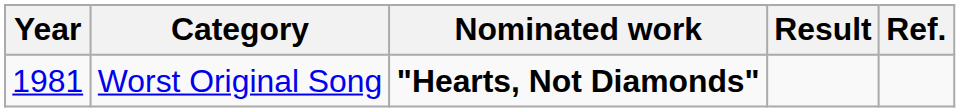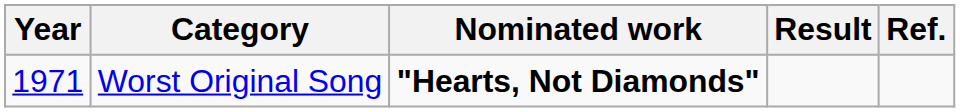(48, 80) 1981 -> (48, 80) 1971
